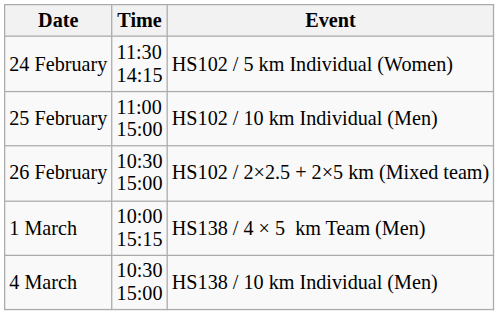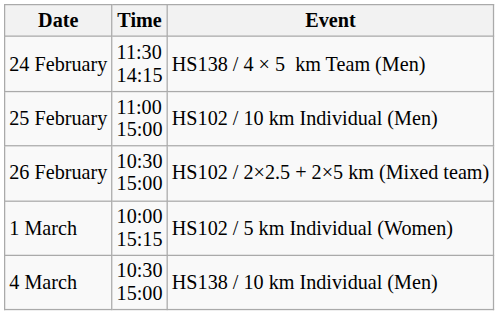(312, 63) HS102 / 5 km Individual (Women) -> (299, 63) HS138 / 4 × 5 km Team (Men)
(299, 227) HS138 / 4 × 5 km Team (Men) -> (312, 227) HS102 / 5 km Individual (Women)
